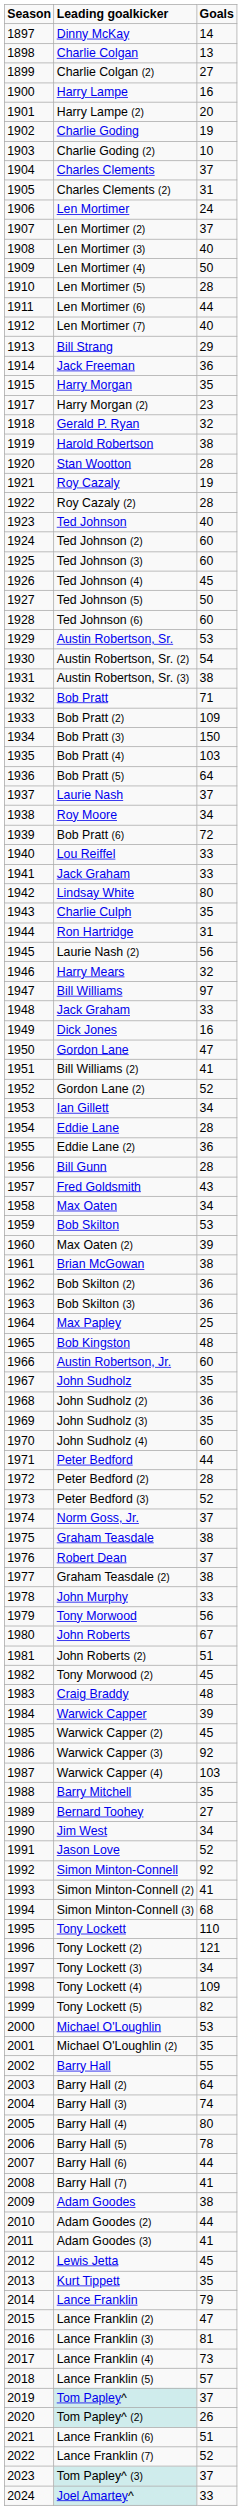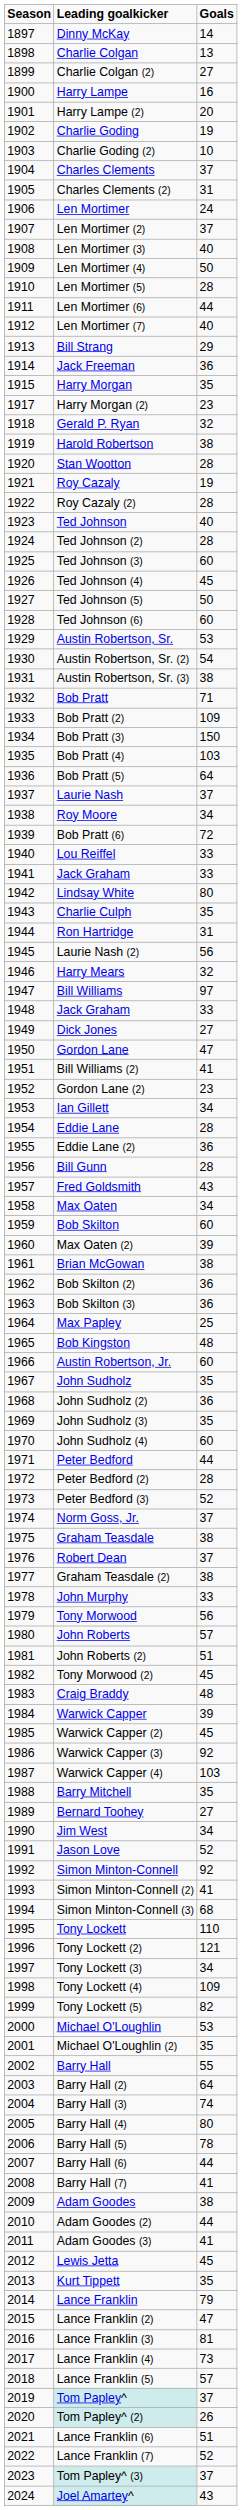(206, 541) 60 -> (206, 541) 28
(206, 1030) 16 -> (206, 1030) 27
(206, 1088) 52 -> (206, 1088) 23
(206, 1225) 53 -> (206, 1225) 60
(206, 1635) 67 -> (206, 1635) 57
(206, 2495) 33 -> (206, 2495) 43
